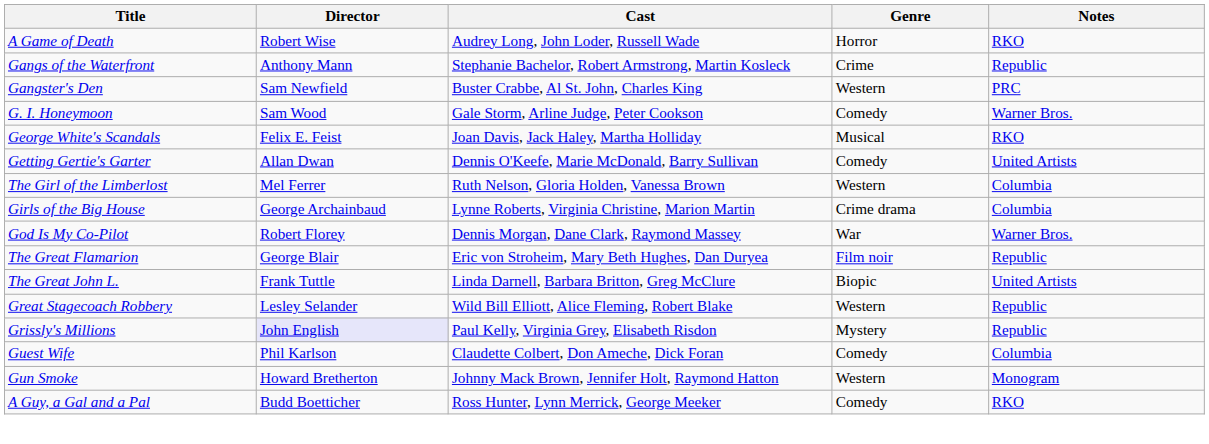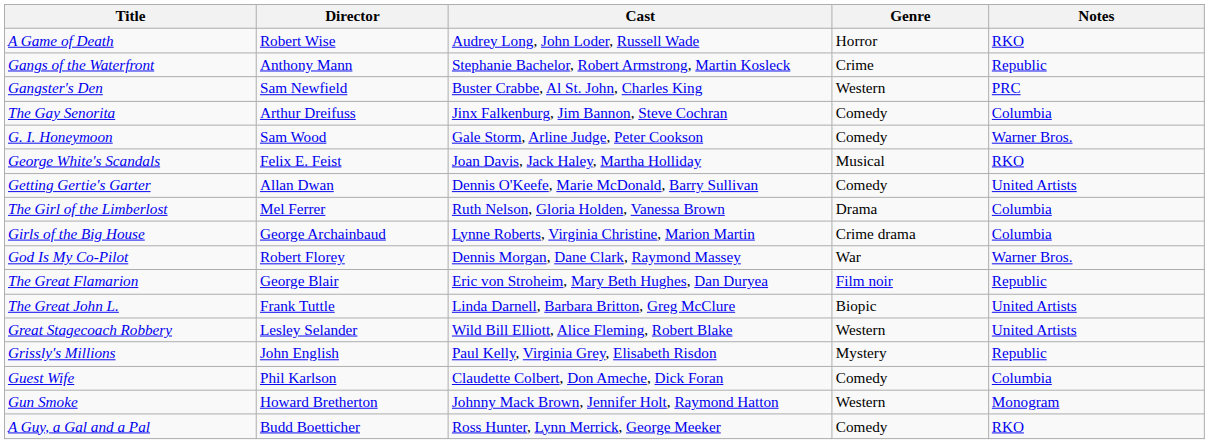+ row: (62, 112)
(861, 185) Western -> (857, 209) Drama
(1019, 305) Republic -> (1034, 329) United Artists
(299, 329) lavender background -> (299, 354) no background
